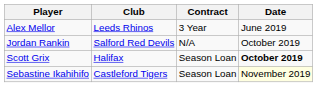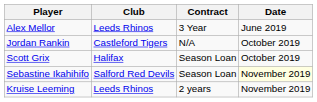(134, 43) Salford Red Devils -> (130, 43) Castleford Tigers
(272, 58) bold -> (270, 58) normal
(130, 74) Castleford Tigers -> (134, 74) Salford Red Devils
+ row: (40, 89)
